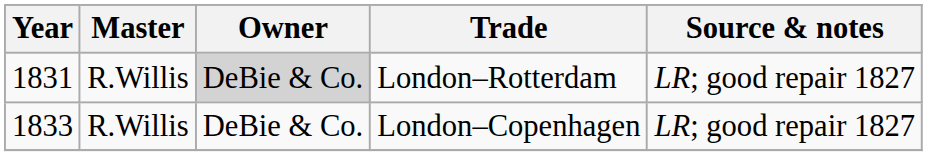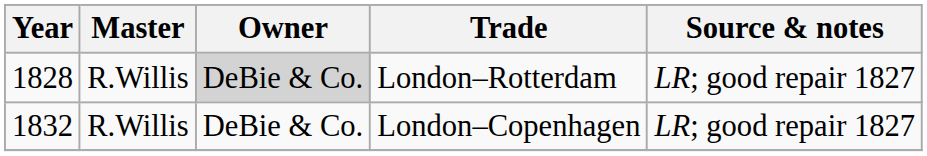(43, 77) 1831 -> (43, 77) 1828
(43, 125) 1833 -> (43, 125) 1832
